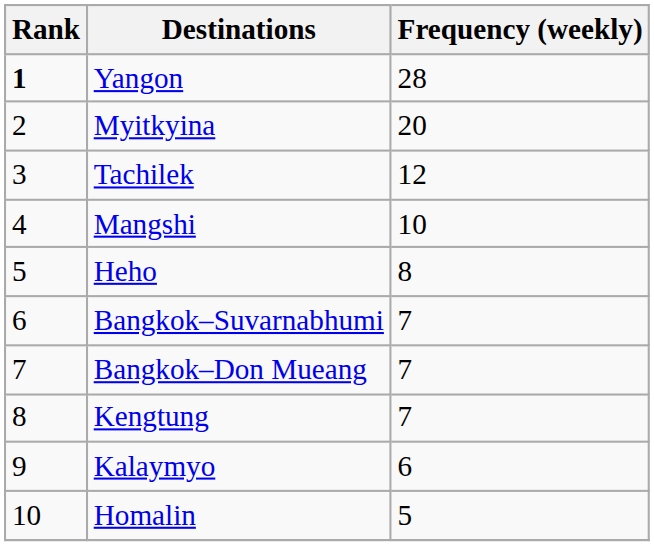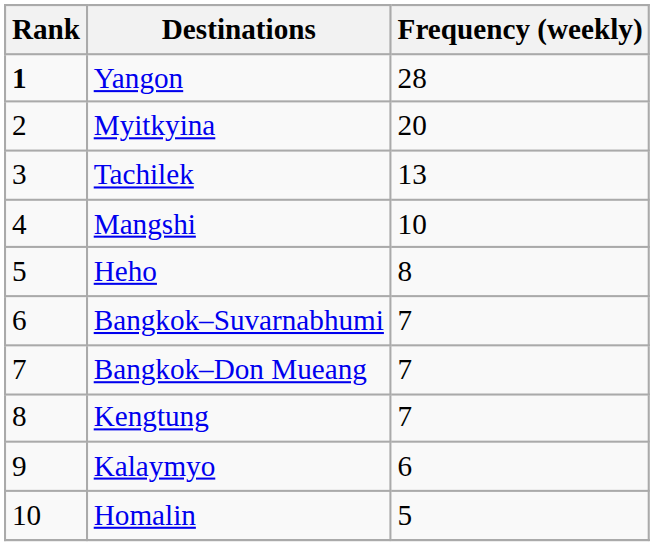(412, 174) 12 -> (412, 174) 13
